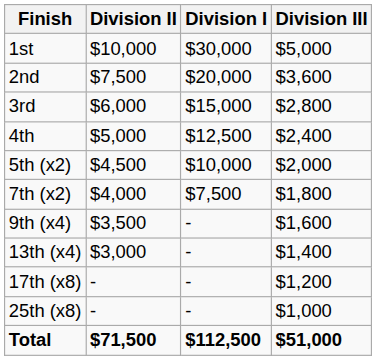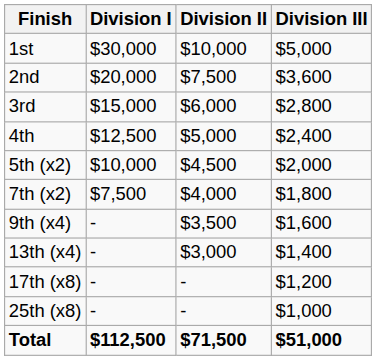columns swapped: (226, 19) <-> (133, 19)
